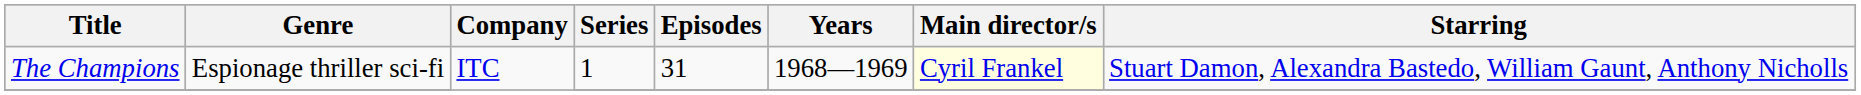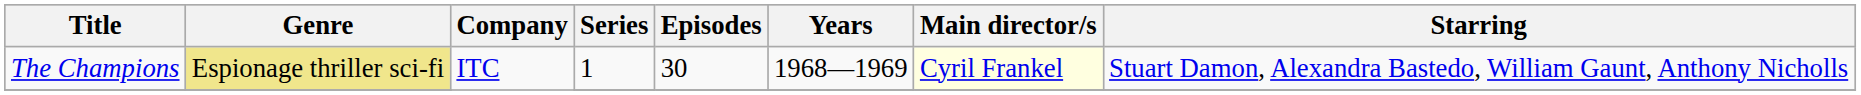(318, 68) no background -> (318, 68) khaki background
(674, 68) 31 -> (674, 68) 30
